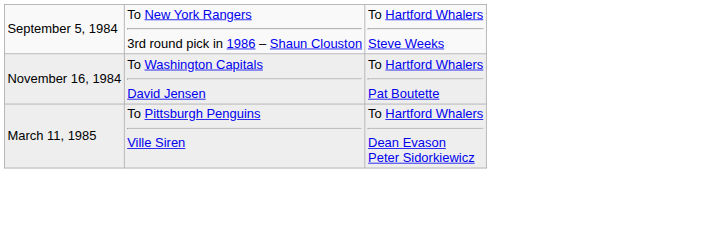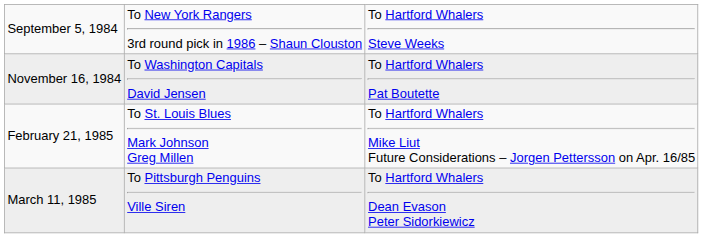+ row: (60, 136)
